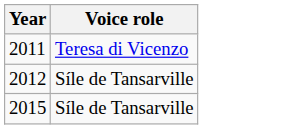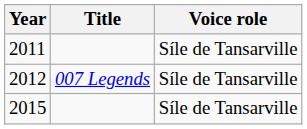+ column: (103, 19)
(122, 49) Teresa di Vicenzo -> (228, 49) Síle de Tansarville
